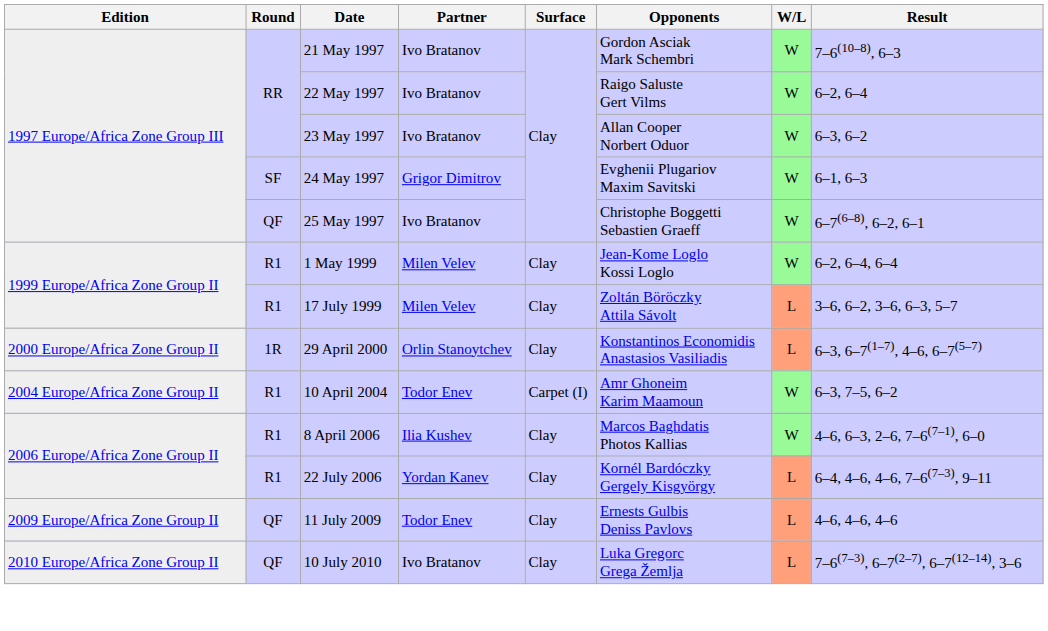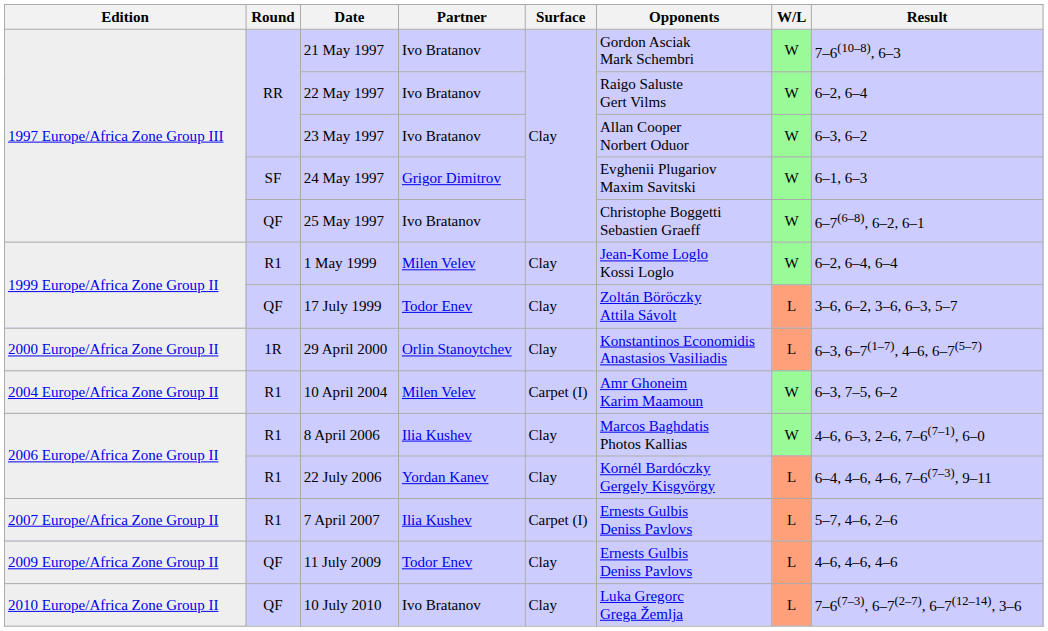(273, 306) R1 -> (273, 306) QF
(439, 306) Milen Velev -> (437, 306) Todor Enev
(437, 391) Todor Enev -> (439, 391) Milen Velev
+ row: (342, 519)
